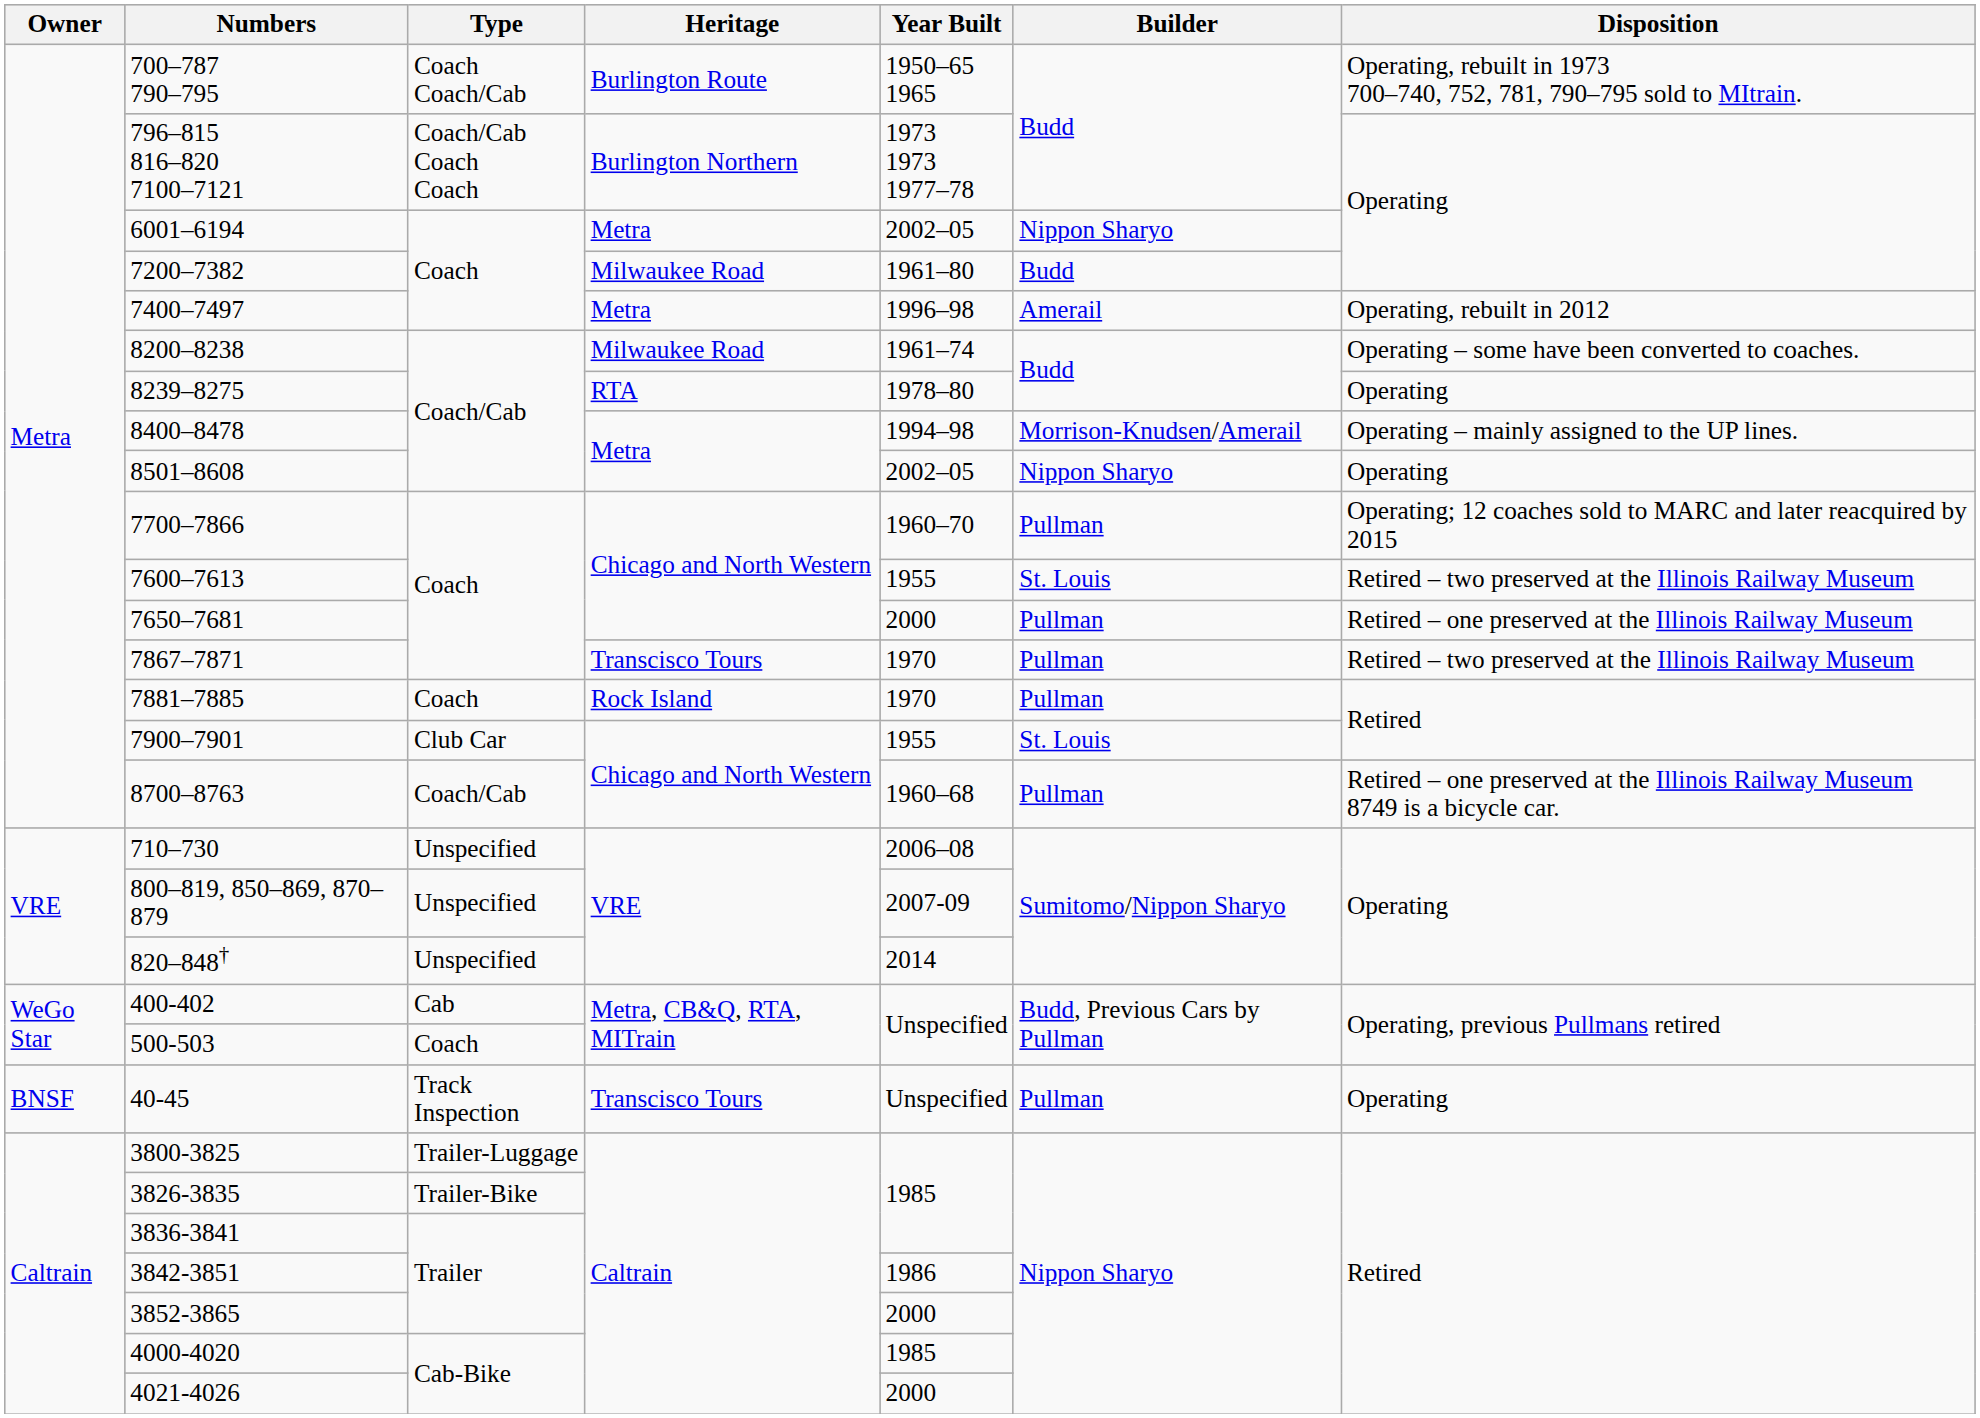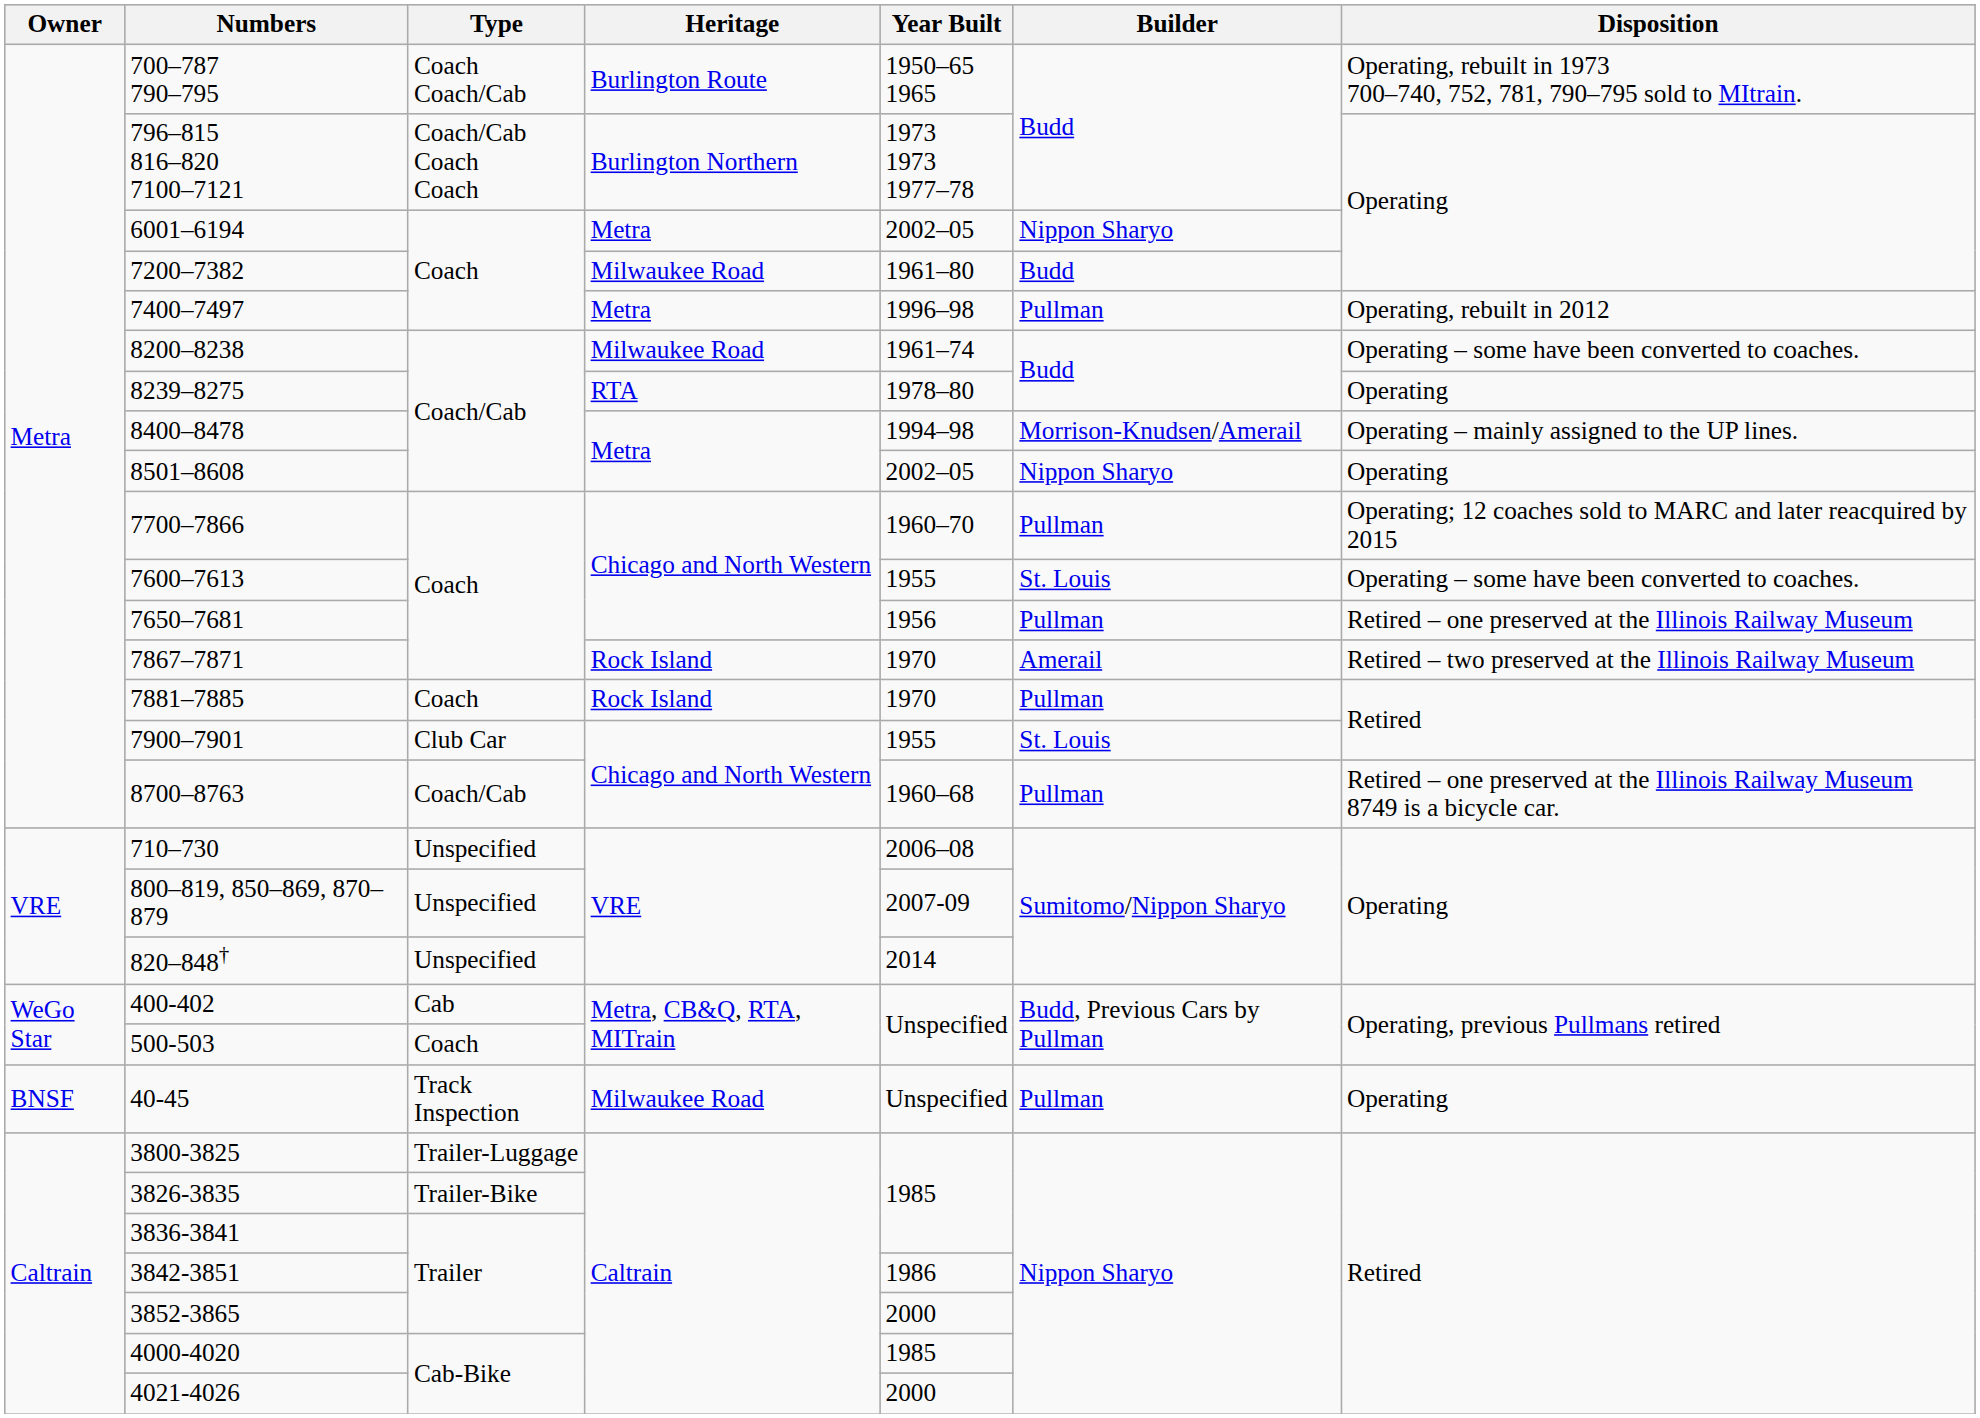(1061, 310) Amerail -> (1062, 310) Pullman
(1631, 579) Retired – two preserved at the Illinois Railway Museum -> (1603, 579) Operating – some have been converted to coaches.
(911, 619) 2000 -> (911, 619) 1956
(676, 659) Transcisco Tours -> (651, 659) Rock Island
(1062, 659) Pullman -> (1061, 659) Amerail
(676, 1098) Transcisco Tours -> (677, 1098) Milwaukee Road
